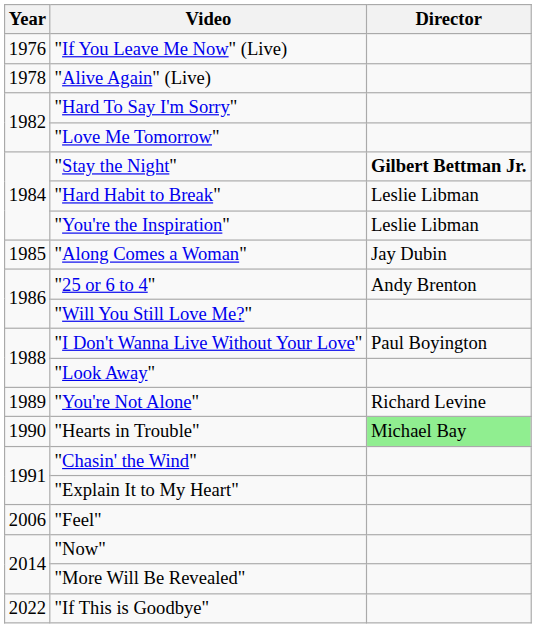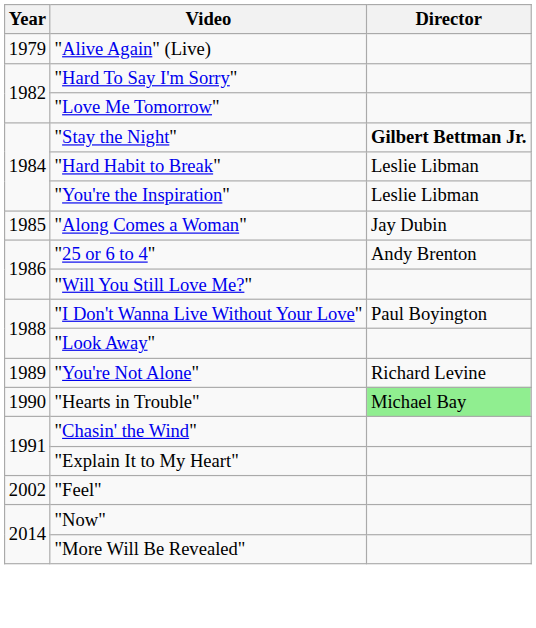- row: (171, 48)
(27, 78) 1978 -> (27, 48) 1979
(27, 519) 2006 -> (27, 490) 2002
- row: (132, 607)
